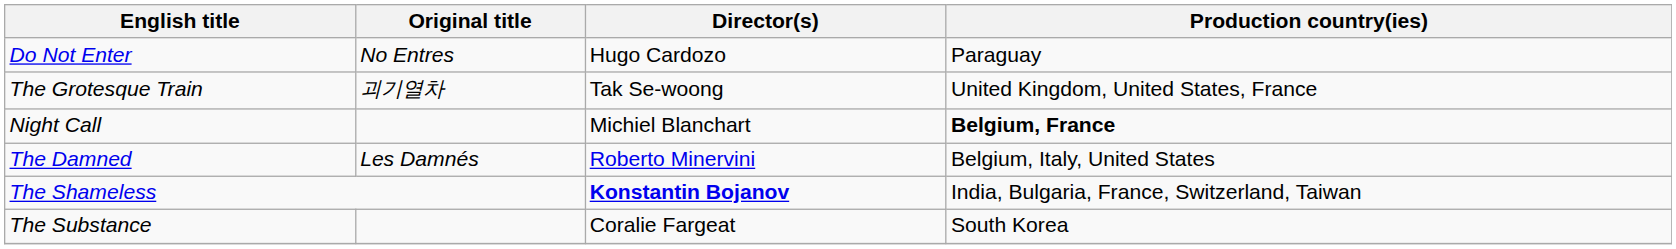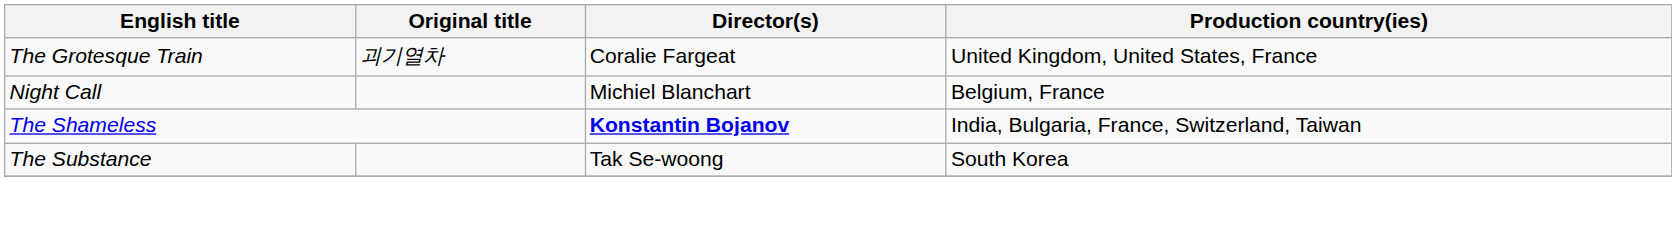- row: (71, 54)
(657, 90) Tak Se-woong -> (662, 56) Coralie Fargeat
(1033, 125) bold -> (1028, 92) normal
- row: (71, 159)
(662, 226) Coralie Fargeat -> (657, 159) Tak Se-woong
